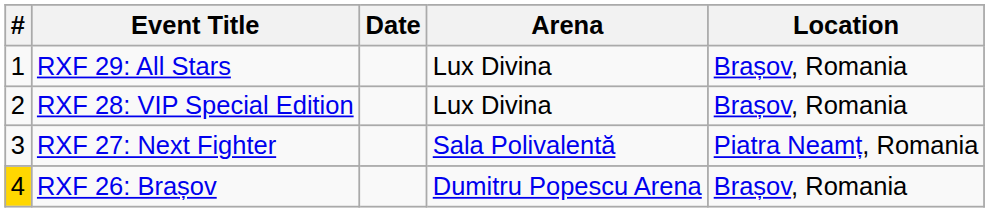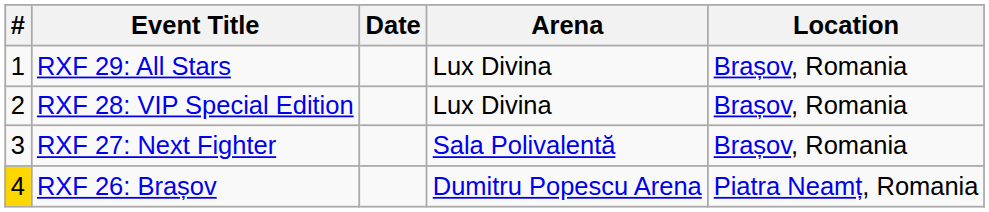(846, 146) Piatra Neamț, Romania -> (810, 146) Brașov, Romania
(810, 186) Brașov, Romania -> (846, 186) Piatra Neamț, Romania
